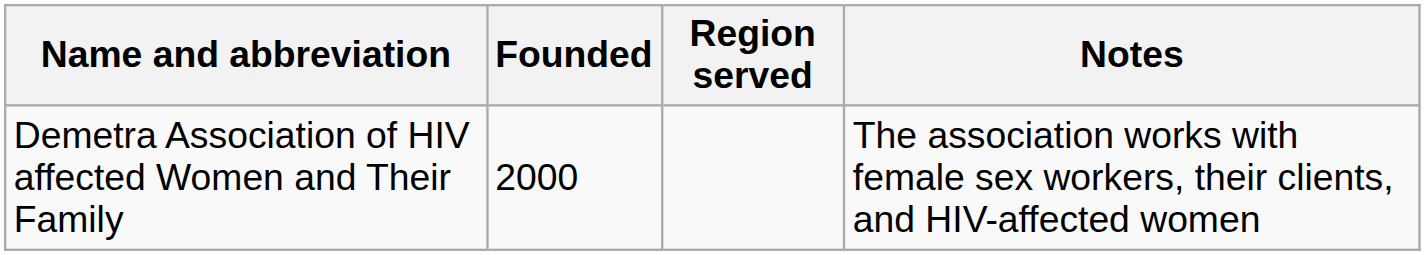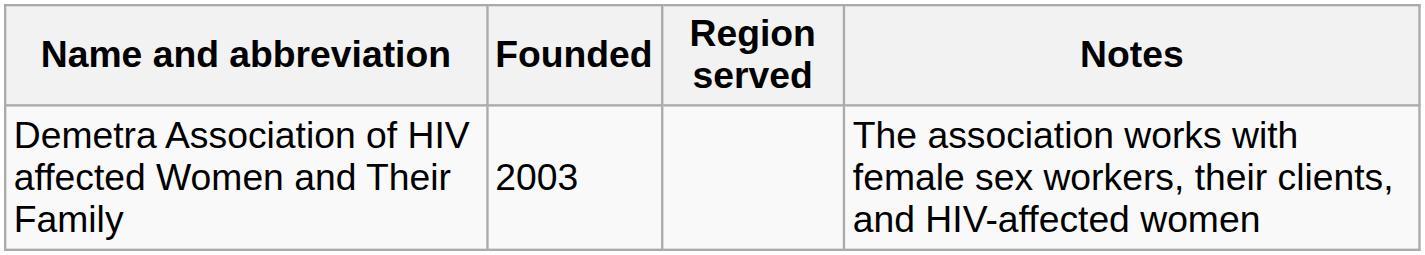(537, 177) 2000 -> (537, 177) 2003
